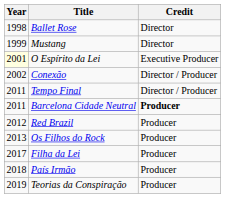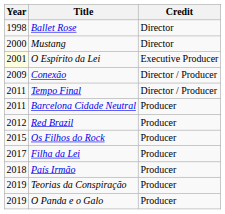(17, 43) 1999 -> (17, 43) 2000
(17, 75) 2002 -> (17, 75) 2009
(160, 106) bold -> (158, 106) normal
(17, 138) 2013 -> (17, 138) 2015
+ row: (67, 201)
